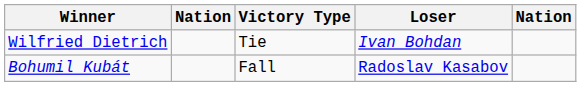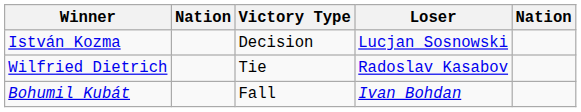+ row: (64, 43)
(410, 43) Ivan Bohdan -> (433, 68) Radoslav Kasabov
(433, 68) Radoslav Kasabov -> (410, 94) Ivan Bohdan
